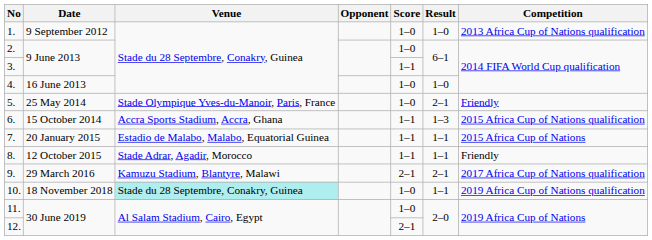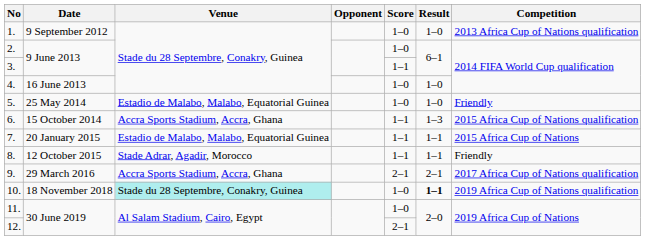(227, 102) Stade Olympique Yves-du-Manoir, Paris, France -> (223, 102) Estadio de Malabo, Malabo, Equatorial Guinea
(441, 102) 2–1 -> (434, 102) 1–0
(199, 173) Kamuzu Stadium, Blantyre, Malawi -> (200, 173) Accra Sports Stadium, Accra, Ghana
(441, 191) normal -> (434, 191) bold
